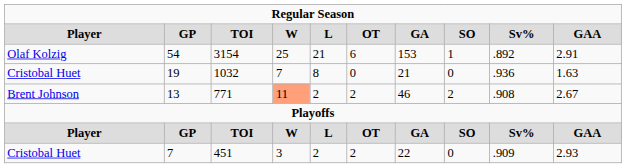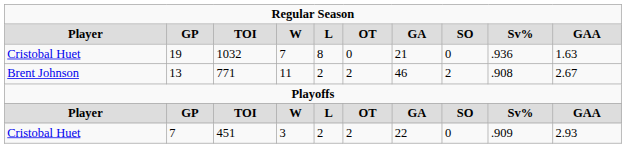- row: (173, 53)
(282, 93) lightsalmon background -> (286, 73) no background
